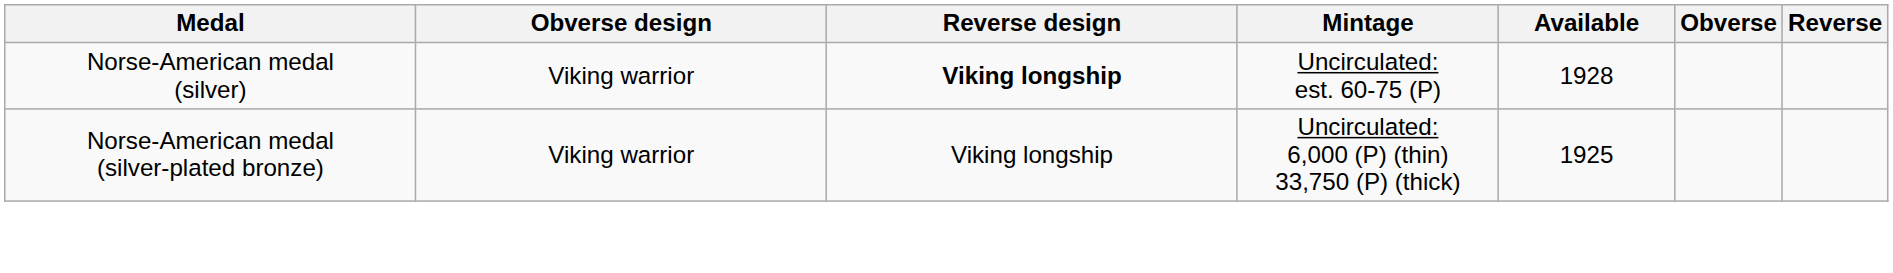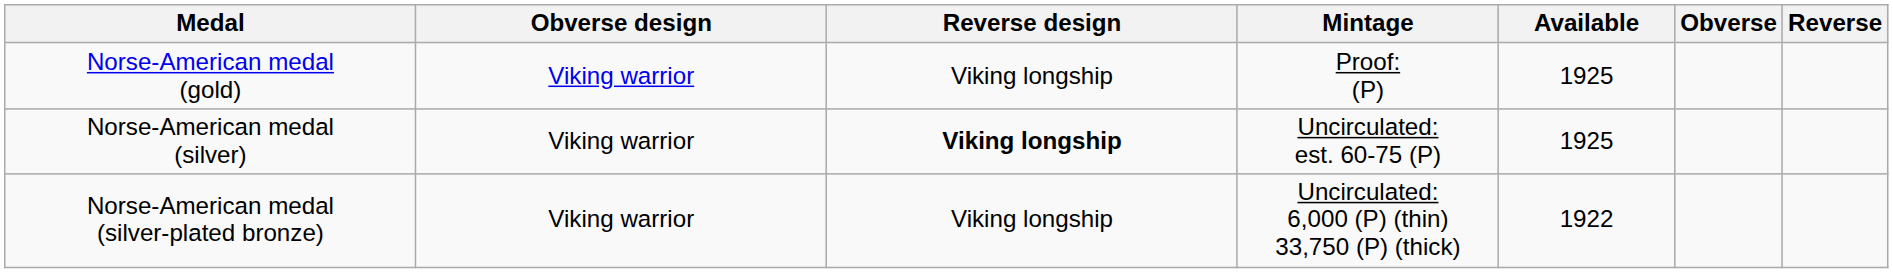+ row: (210, 75)
(1587, 75) 1928 -> (1587, 141) 1925
(1587, 154) 1925 -> (1587, 220) 1922
